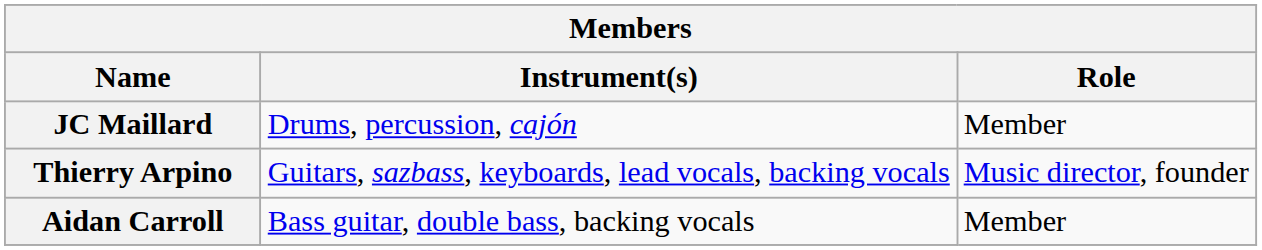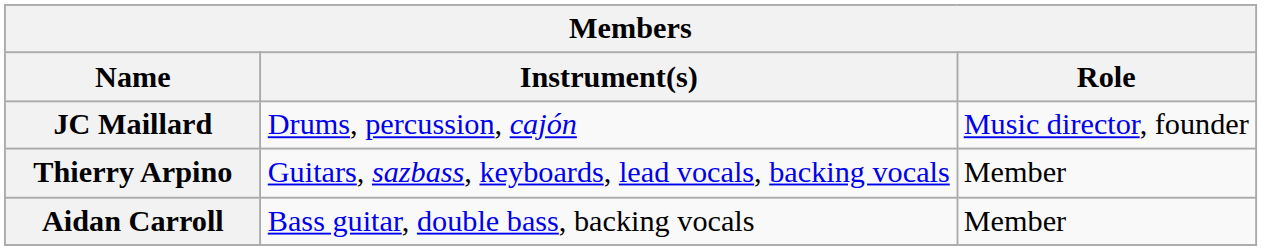(1015, 124) Member -> (1106, 124) Music director, founder
(1106, 172) Music director, founder -> (1015, 172) Member
